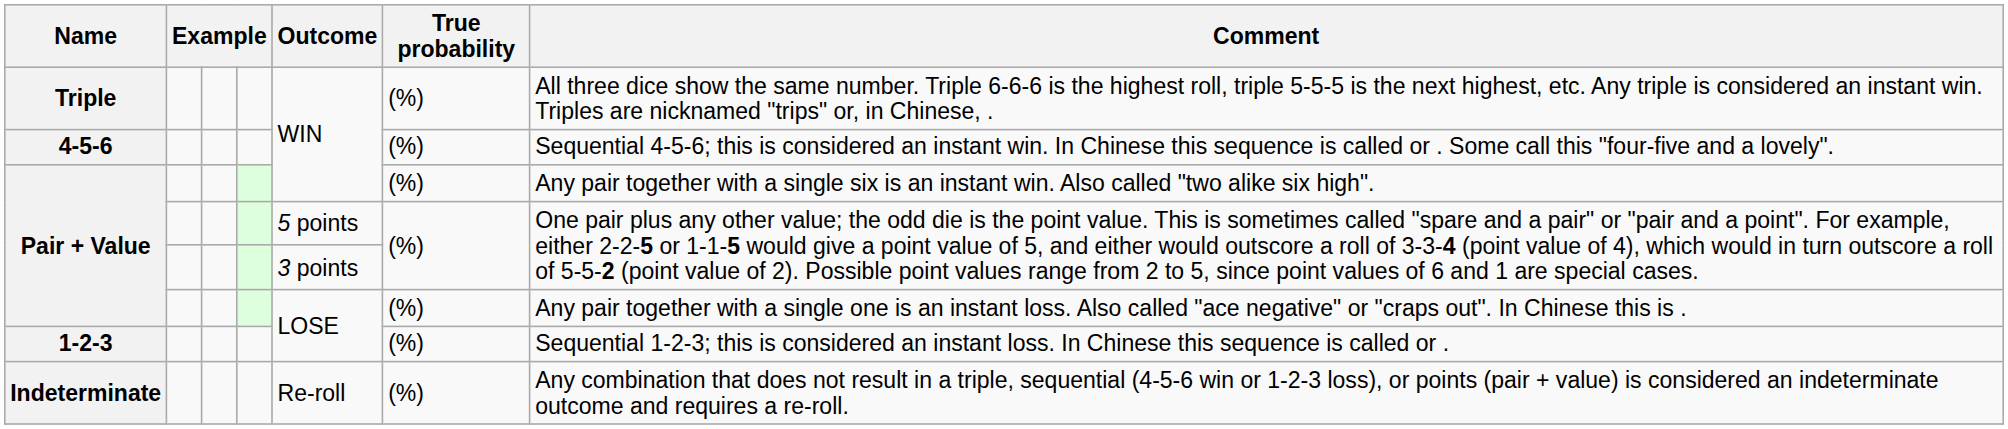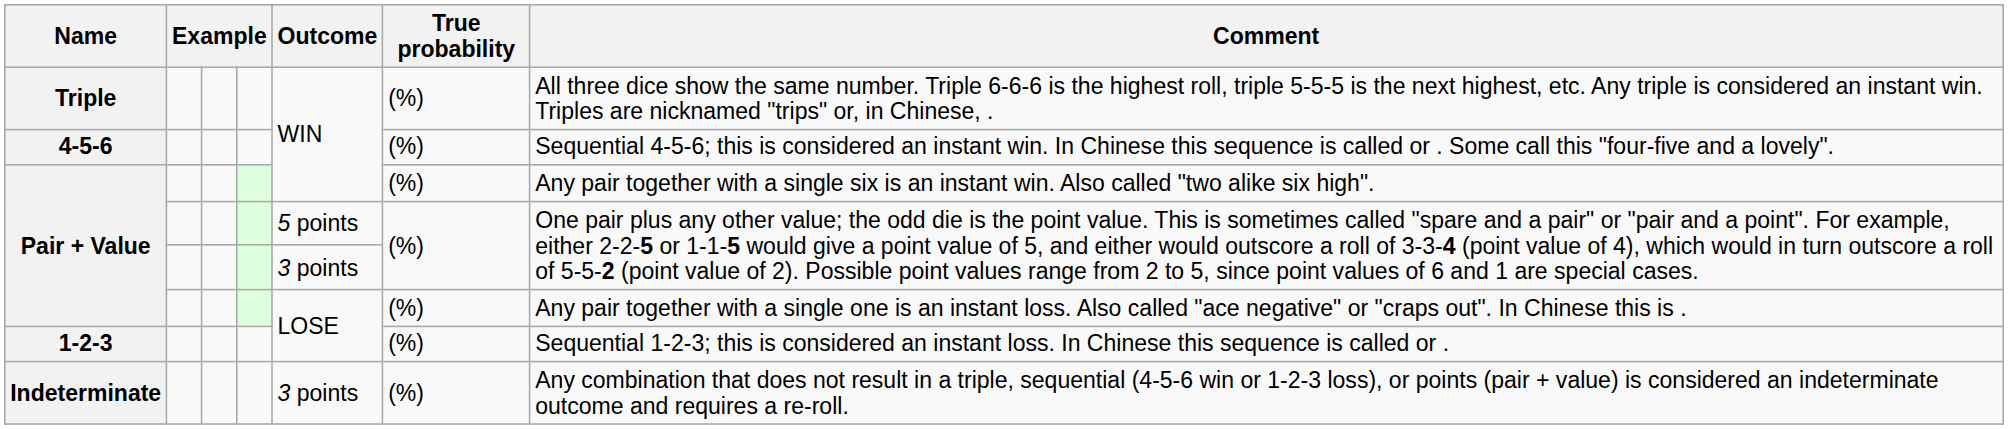(311, 393) Re-roll -> (318, 393) 3 points
